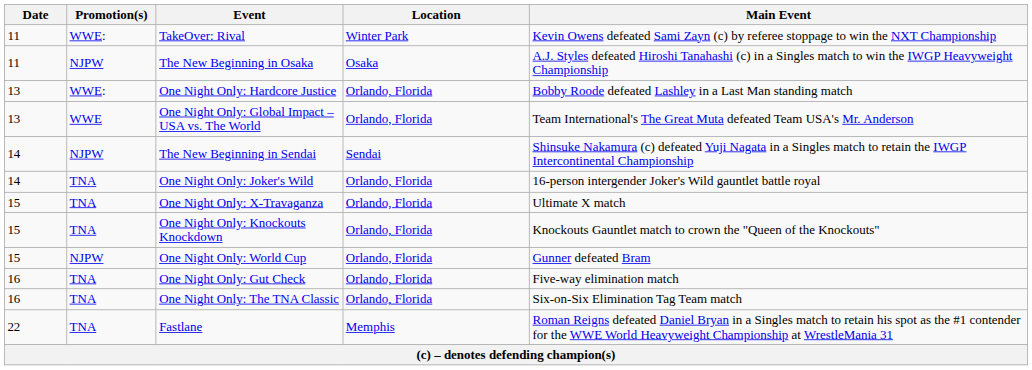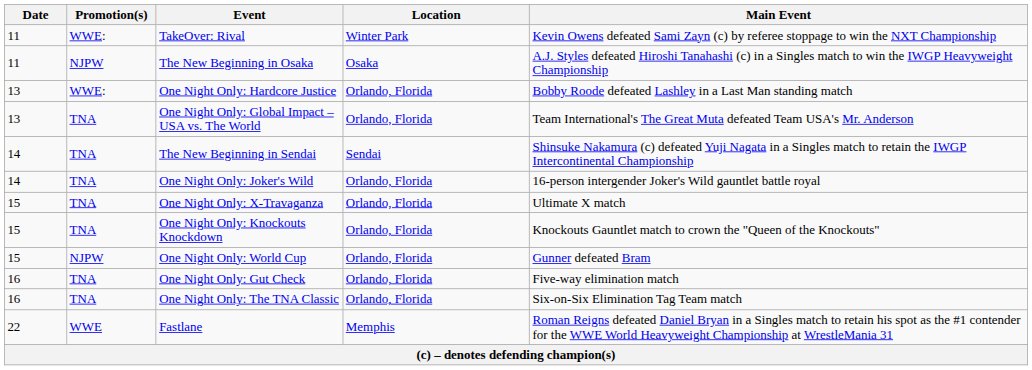(86, 118) WWE -> (83, 118) TNA
(87, 153) NJPW -> (83, 153) TNA
(83, 327) TNA -> (86, 327) WWE
